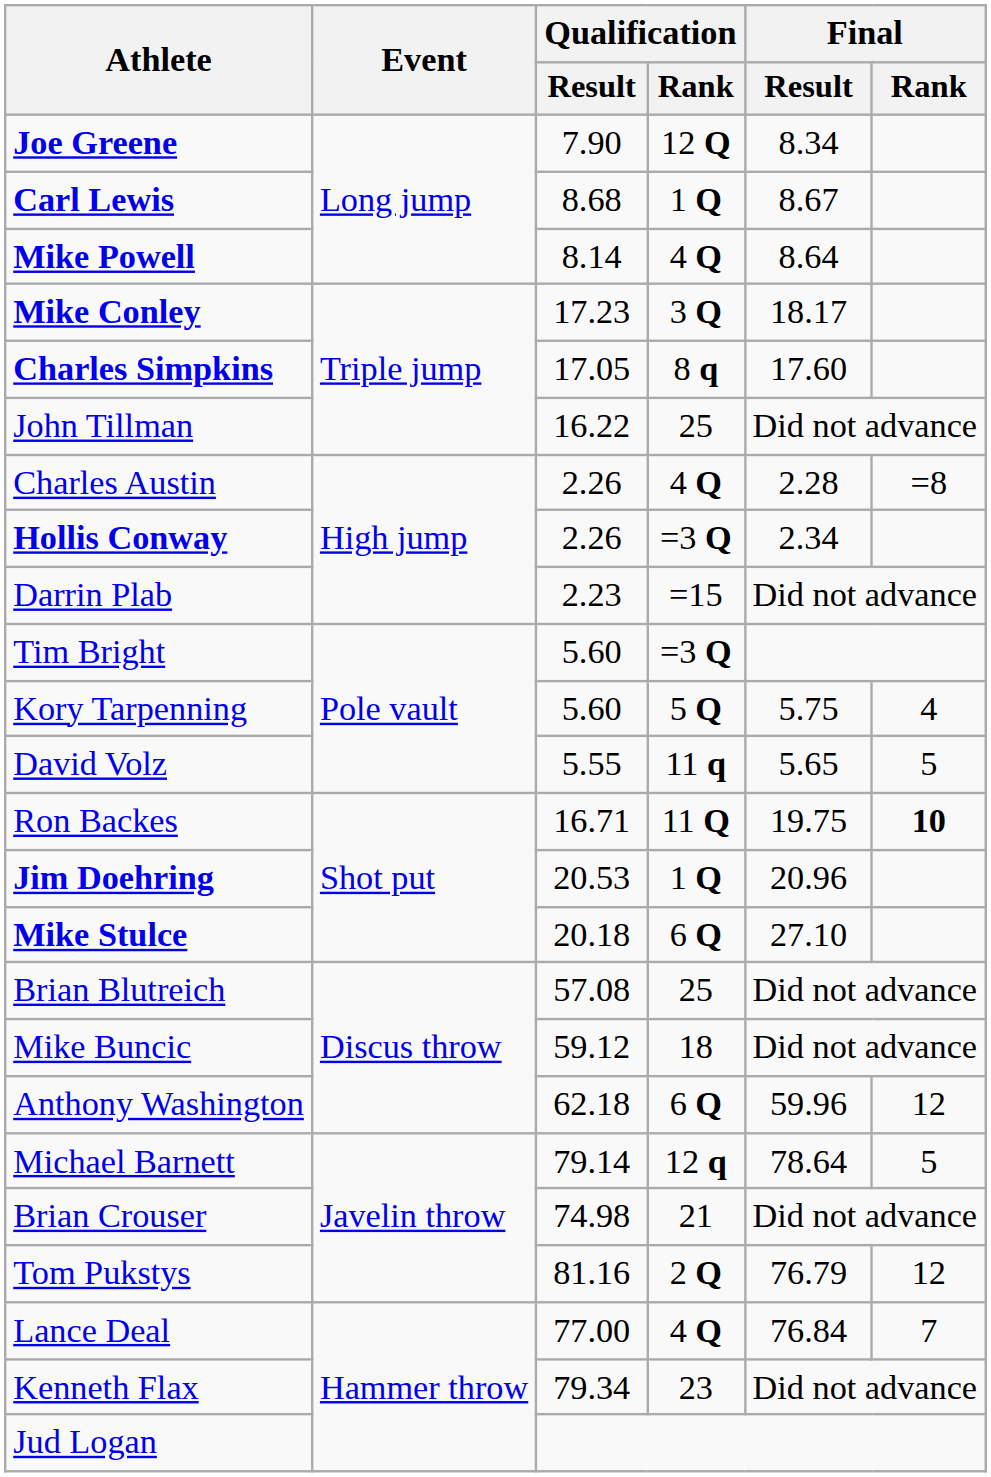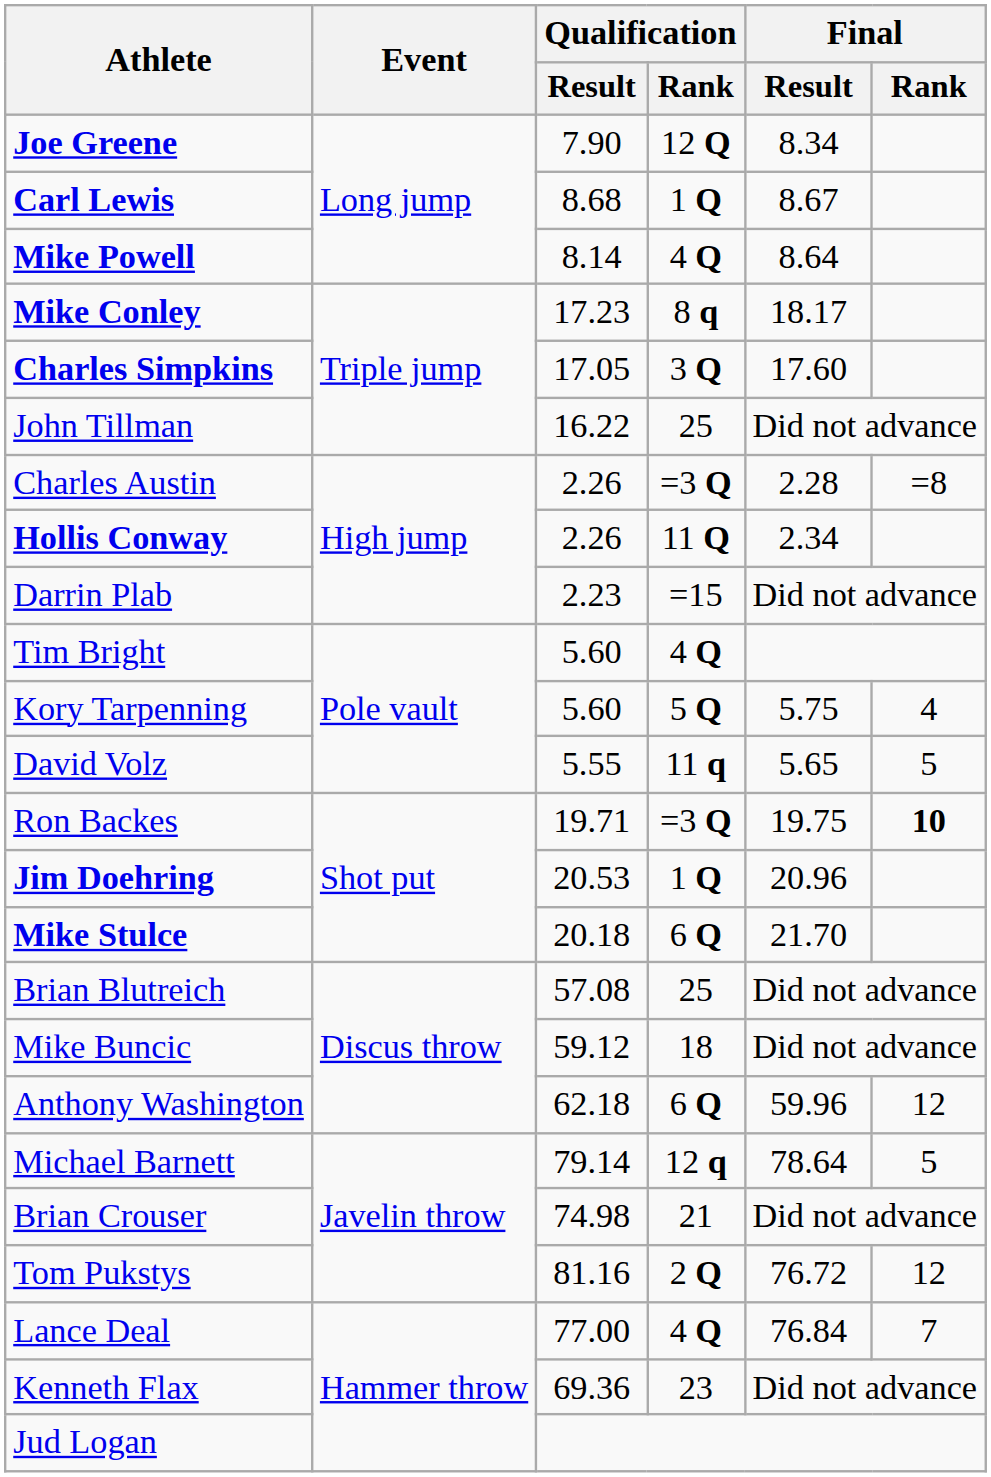(696, 312) 3 Q -> (696, 312) 8 q
(696, 369) 8 q -> (696, 369) 3 Q
(696, 482) 4 Q -> (696, 482) =3 Q
(696, 538) =3 Q -> (696, 538) 11 Q
(696, 651) =3 Q -> (696, 651) 4 Q
(592, 821) 16.71 -> (592, 821) 19.71
(696, 821) 11 Q -> (696, 821) =3 Q
(809, 934) 27.10 -> (809, 934) 21.70
(809, 1273) 76.79 -> (809, 1273) 76.72
(592, 1386) 79.34 -> (592, 1386) 69.36
